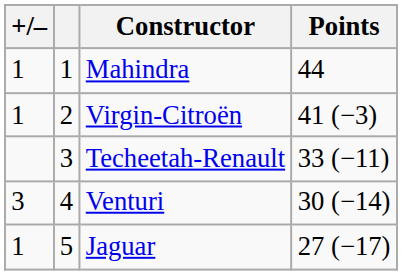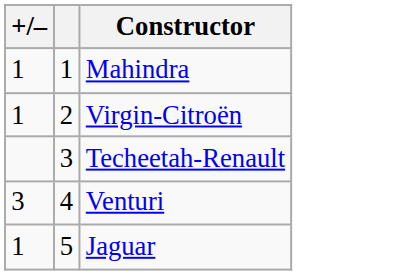- column: (344, 26)
